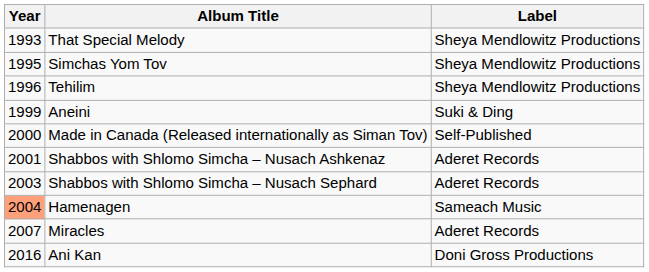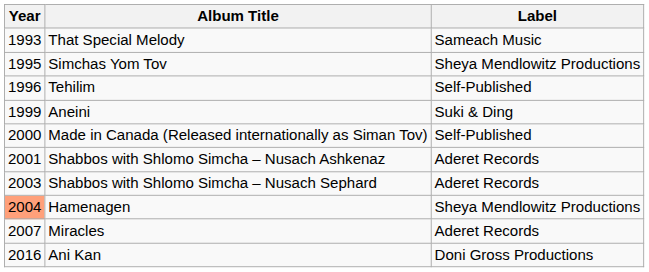(537, 40) Sheya Mendlowitz Productions -> (488, 40) Sameach Music
(537, 87) Sheya Mendlowitz Productions -> (483, 87) Self-Published
(488, 207) Sameach Music -> (537, 207) Sheya Mendlowitz Productions
